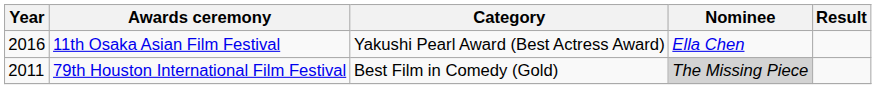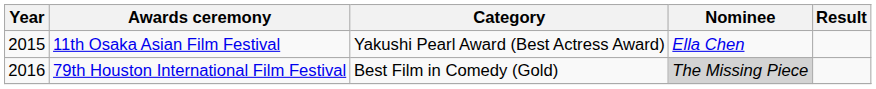(27, 44) 2016 -> (27, 44) 2015
(26, 70) 2011 -> (27, 70) 2016
